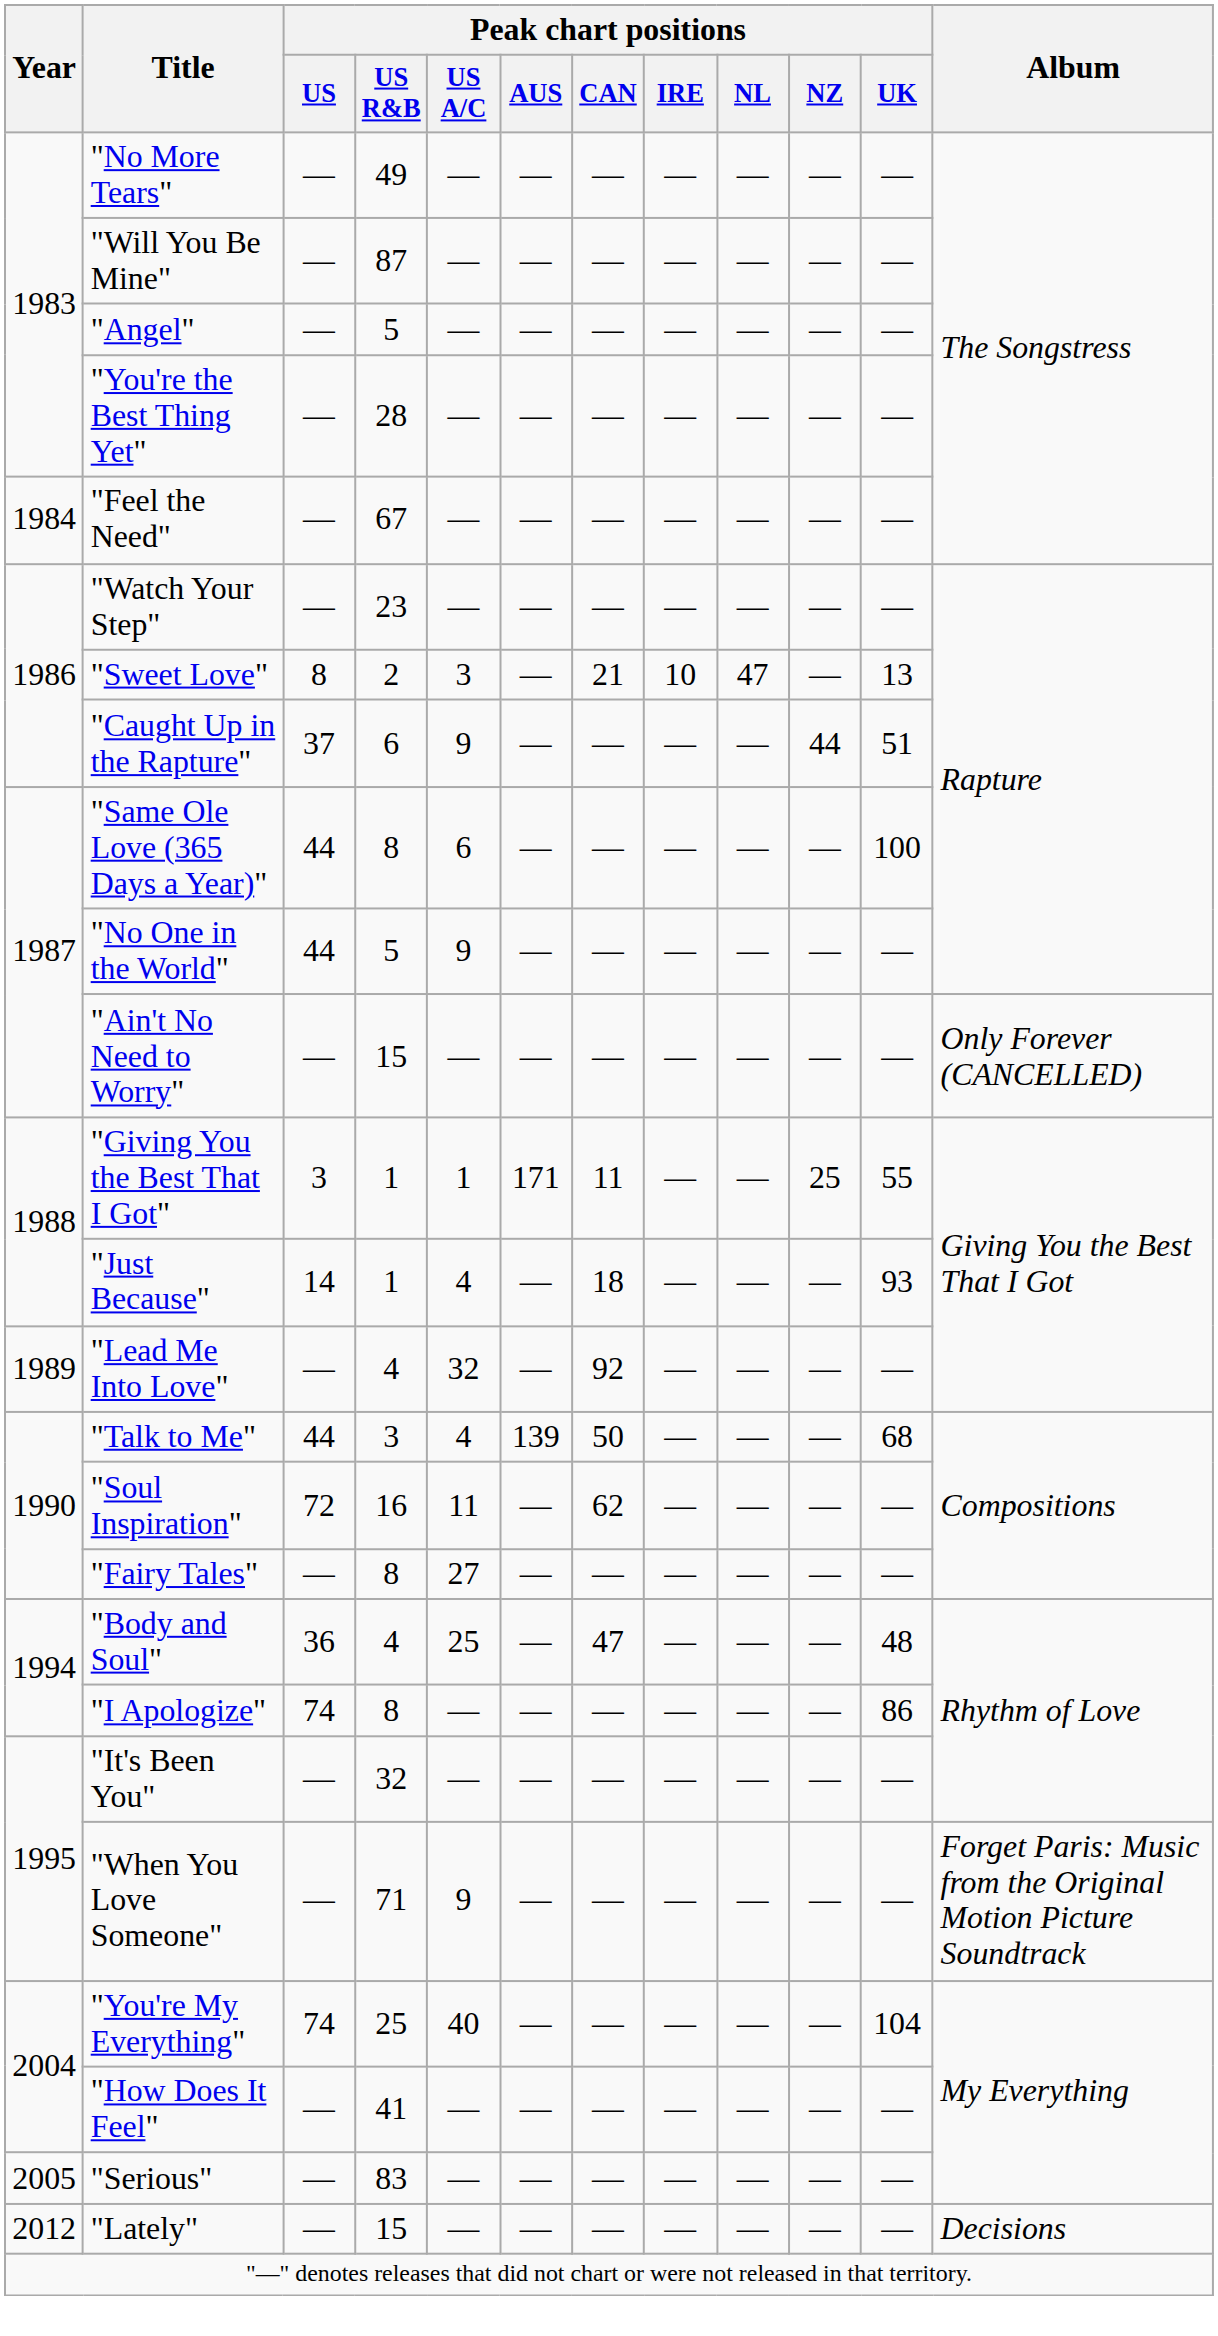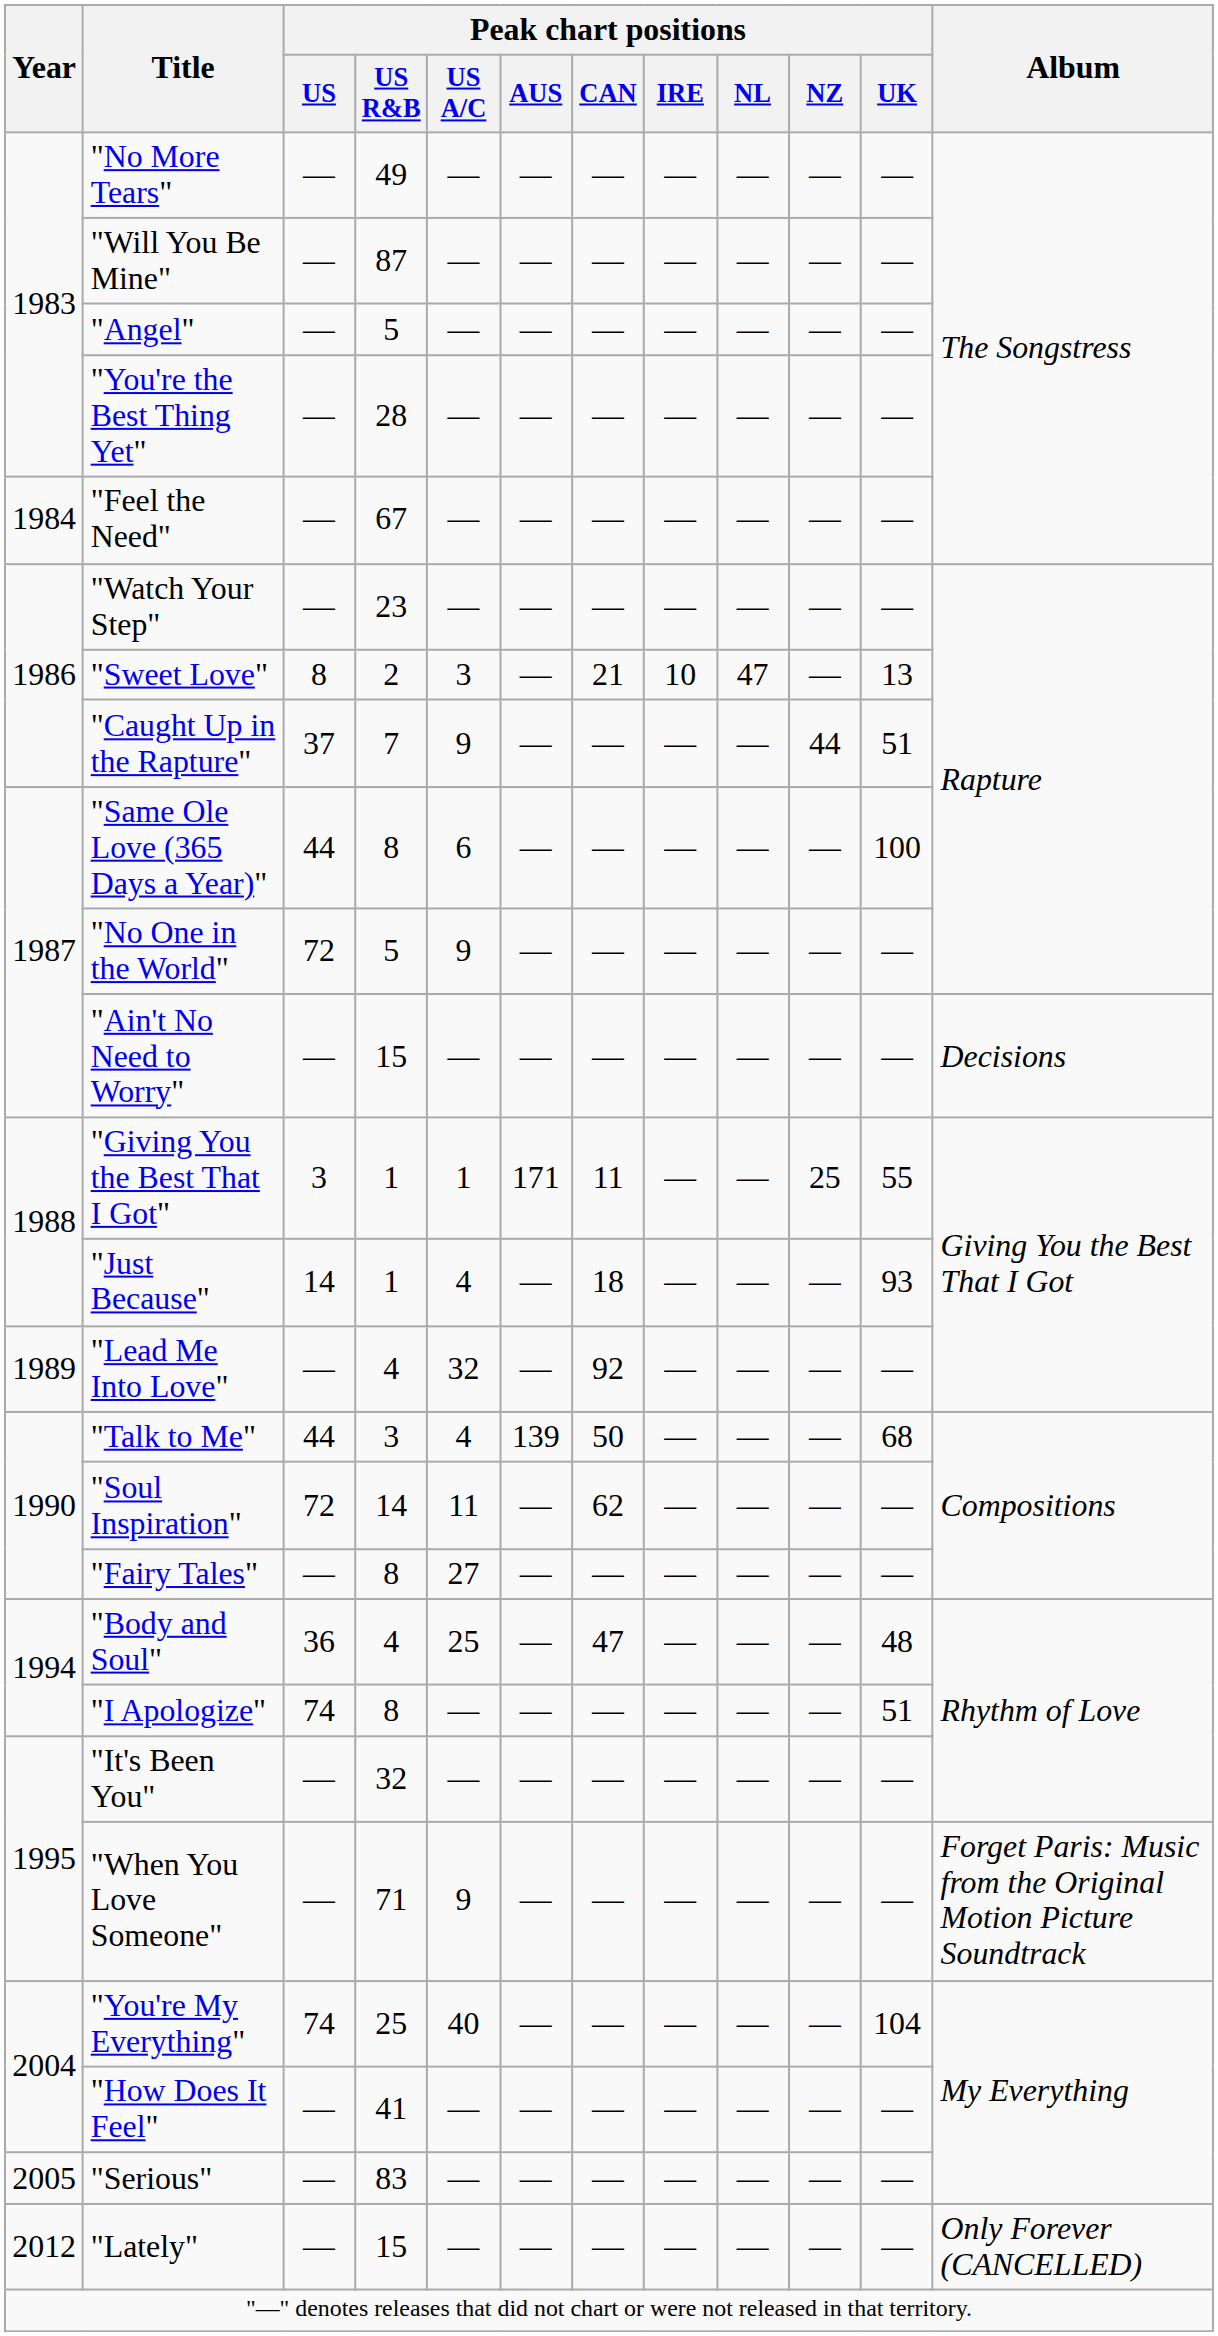(391, 742) 6 -> (391, 742) 7
(319, 951) 44 -> (319, 951) 72
(1041, 1055) Only Forever (CANCELLED) -> (1003, 1055) Decisions
(391, 1504) 16 -> (391, 1504) 14
(897, 1710) 86 -> (897, 1710) 51
(1003, 2228) Decisions -> (1041, 2245) Only Forever (CANCELLED)
